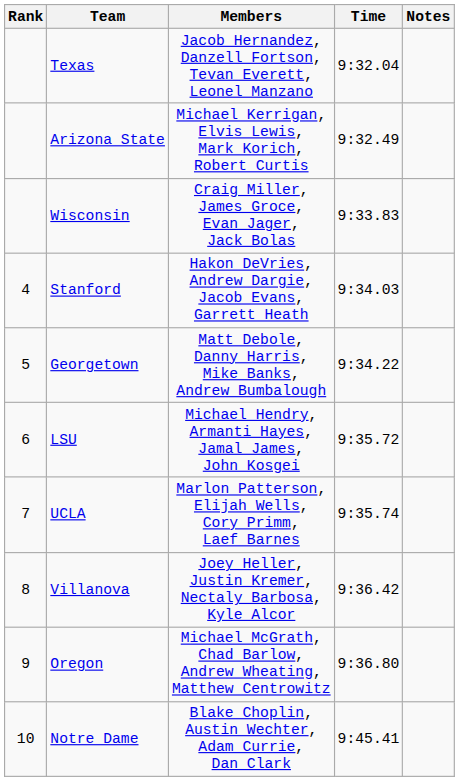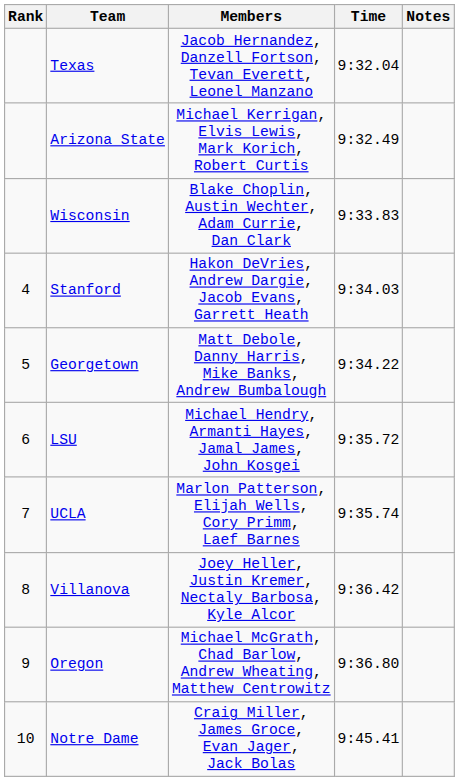(251, 215) Craig Miller, James Groce, Evan Jager, Jack Bolas -> (251, 215) Blake Choplin, Austin Wechter, Adam Currie, Dan Clark
(251, 739) Blake Choplin, Austin Wechter, Adam Currie, Dan Clark -> (251, 739) Craig Miller, James Groce, Evan Jager, Jack Bolas
